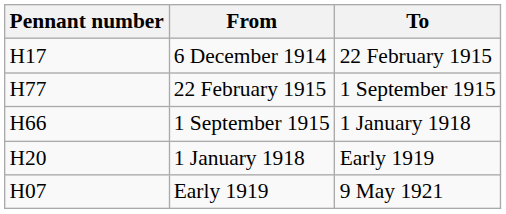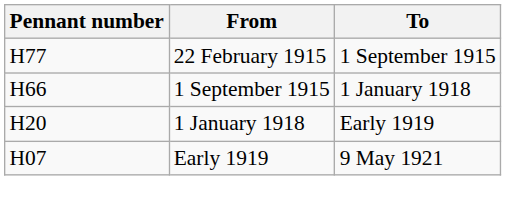- row: (250, 55)
